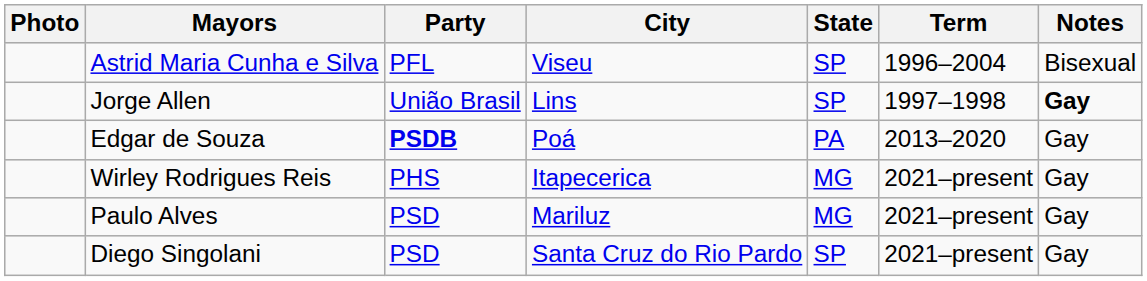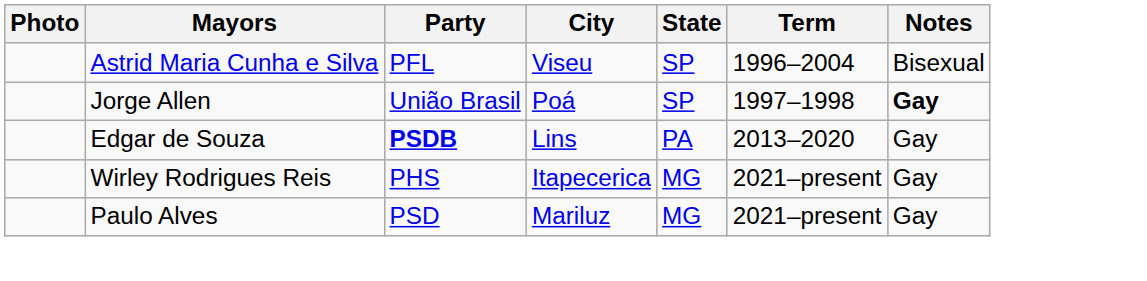(554, 100) Lins -> (554, 100) Poá
(554, 139) Poá -> (554, 139) Lins
- row: (176, 255)
